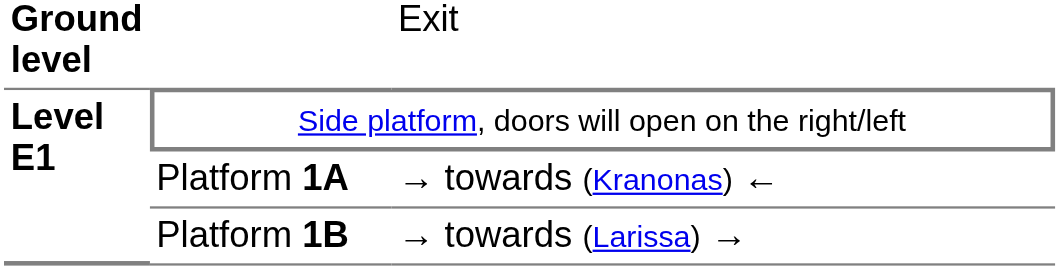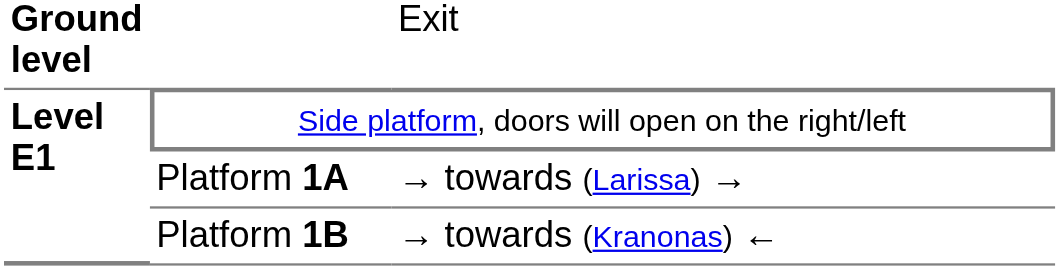(589, 178) → towards (Kranonas) ← -> (573, 178) → towards (Larissa) →
(573, 235) → towards (Larissa) → -> (589, 235) → towards (Kranonas) ←
